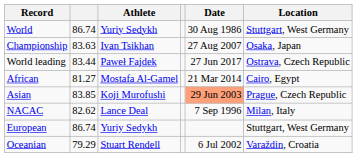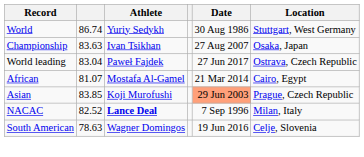(84, 62) 83.44 -> (91, 62) 83.04
(84, 78) 81.27 -> (91, 78) 81.07
(84, 111) 82.62 -> (91, 111) 82.52
(124, 111) normal -> (132, 111) bold
+ row: (40, 128)
- row: (27, 128)
- row: (26, 144)
